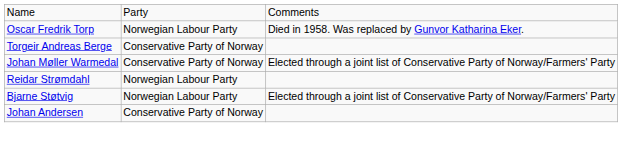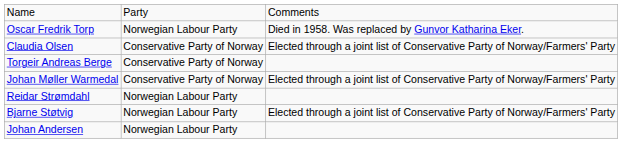+ row: (40, 46)
(193, 113) Conservative Party of Norway -> (180, 130) Norwegian Labour Party
